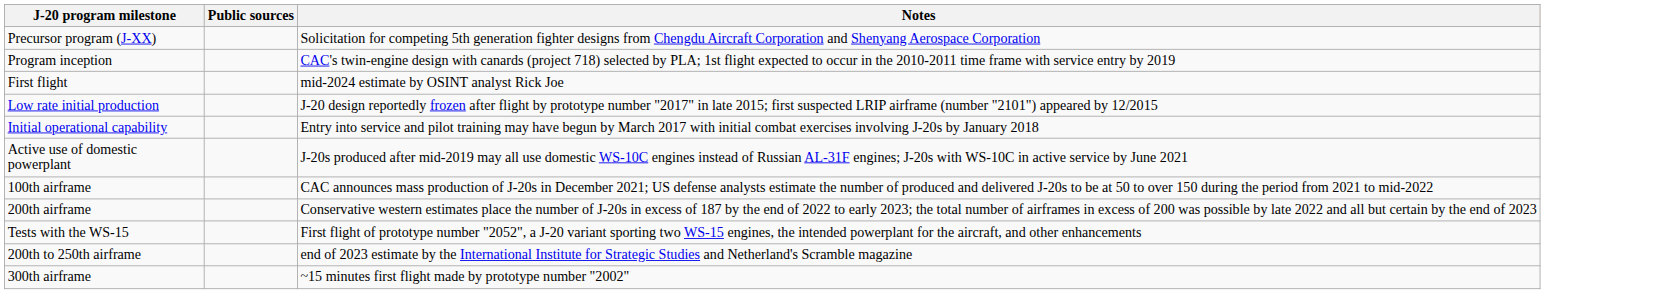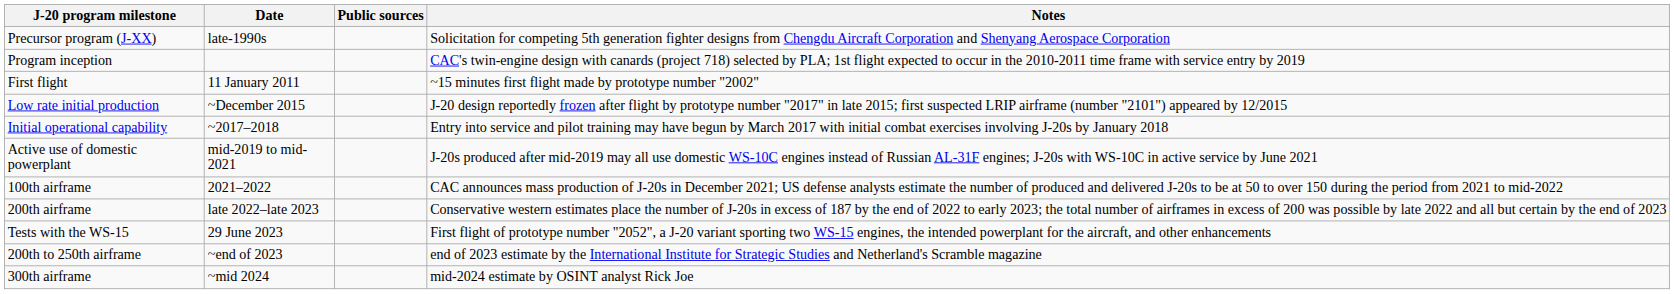+ column: (269, 15)
(432, 82) mid-2024 estimate by OSINT analyst Rick Joe -> (595, 82) ~15 minutes first flight made by prototype number "2002"
(465, 277) ~15 minutes first flight made by prototype number "2002" -> (562, 277) mid-2024 estimate by OSINT analyst Rick Joe
